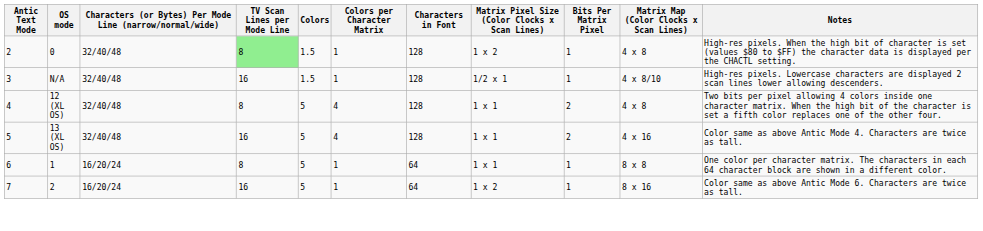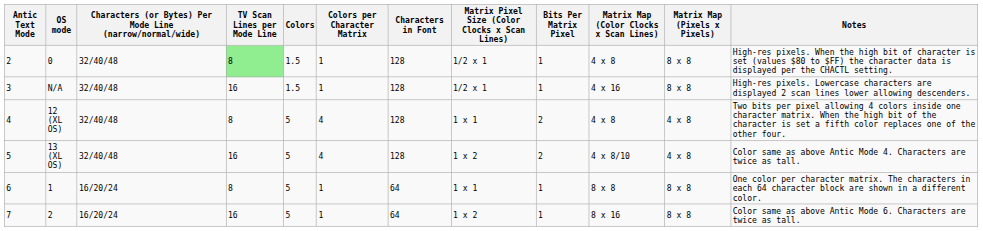+ column: (698, 25)
(485, 52) 1 x 2 -> (470, 61) 1/2 x 1
(641, 79) 4 x 8/10 -> (606, 88) 4 x 16
(485, 138) 1 x 1 -> (465, 156) 1 x 2
(637, 138) 4 x 16 -> (610, 156) 4 x 8/10
